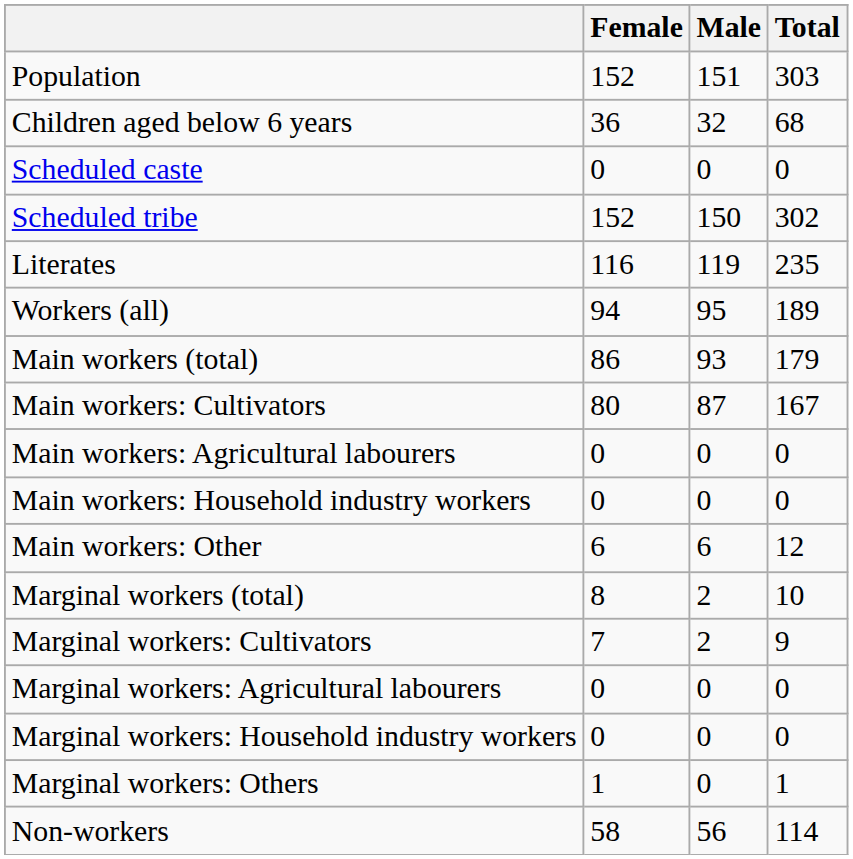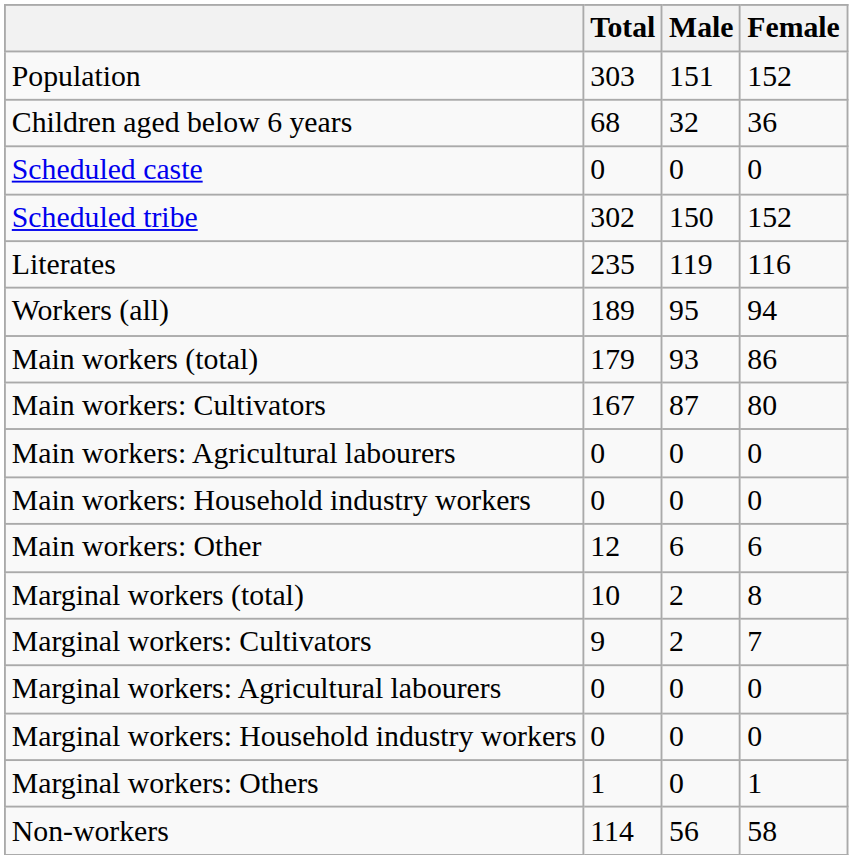columns swapped: (807, 28) <-> (637, 28)
